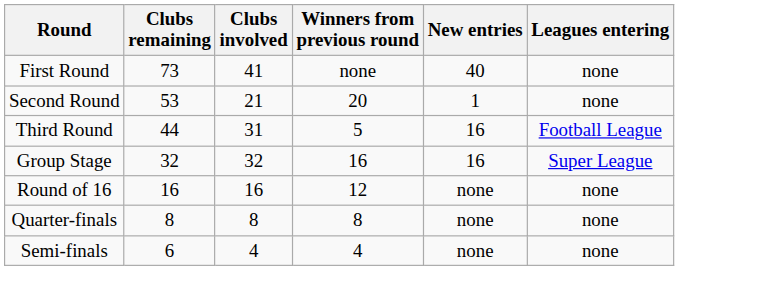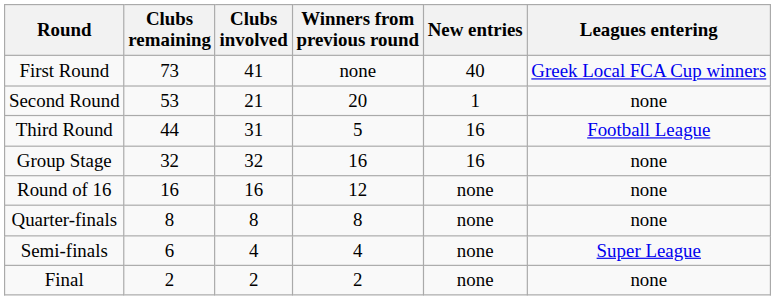(600, 70) none -> (649, 70) Greek Local FCA Cup winners
(600, 160) Super League -> (649, 160) none
(600, 250) none -> (649, 250) Super League
+ row: (64, 280)
